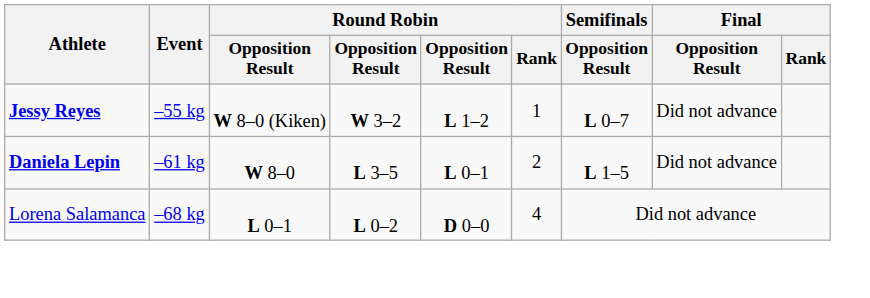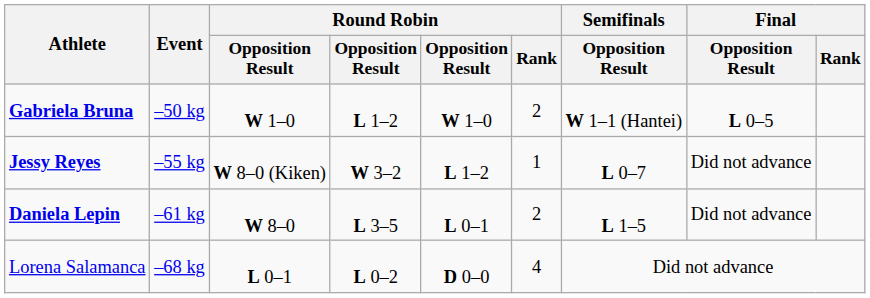+ row: (71, 110)
